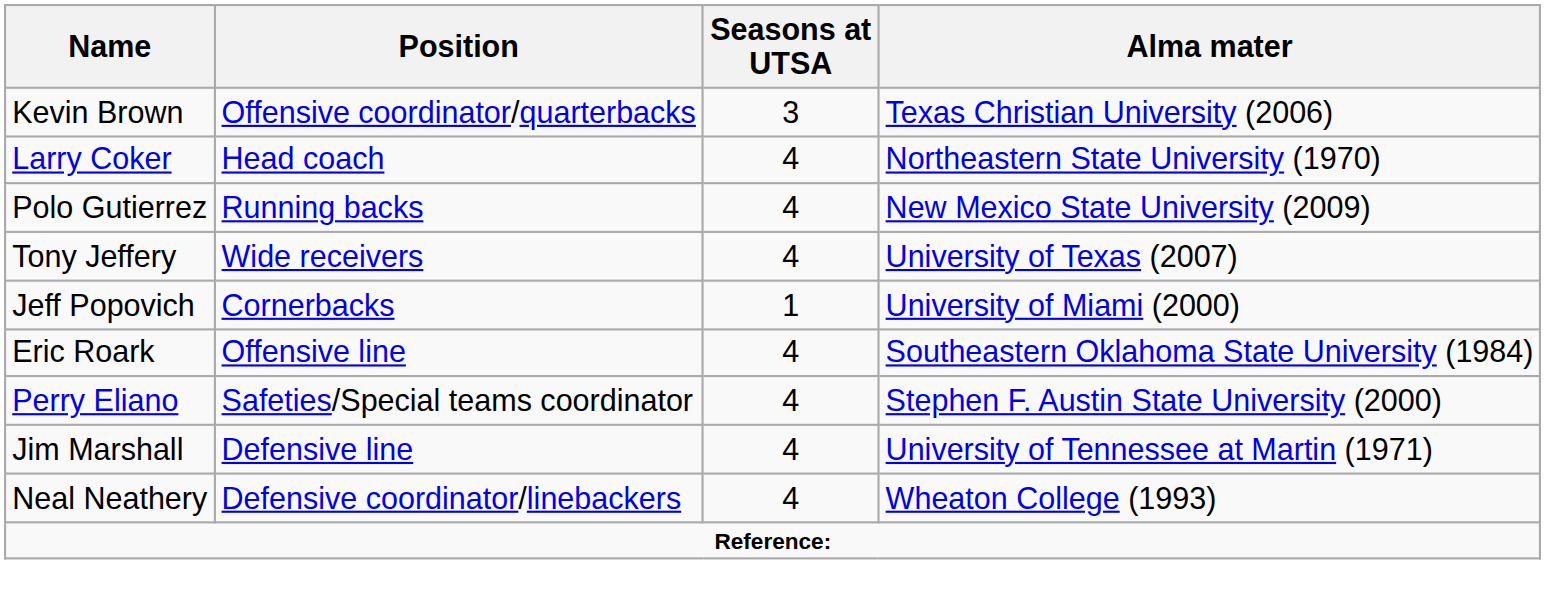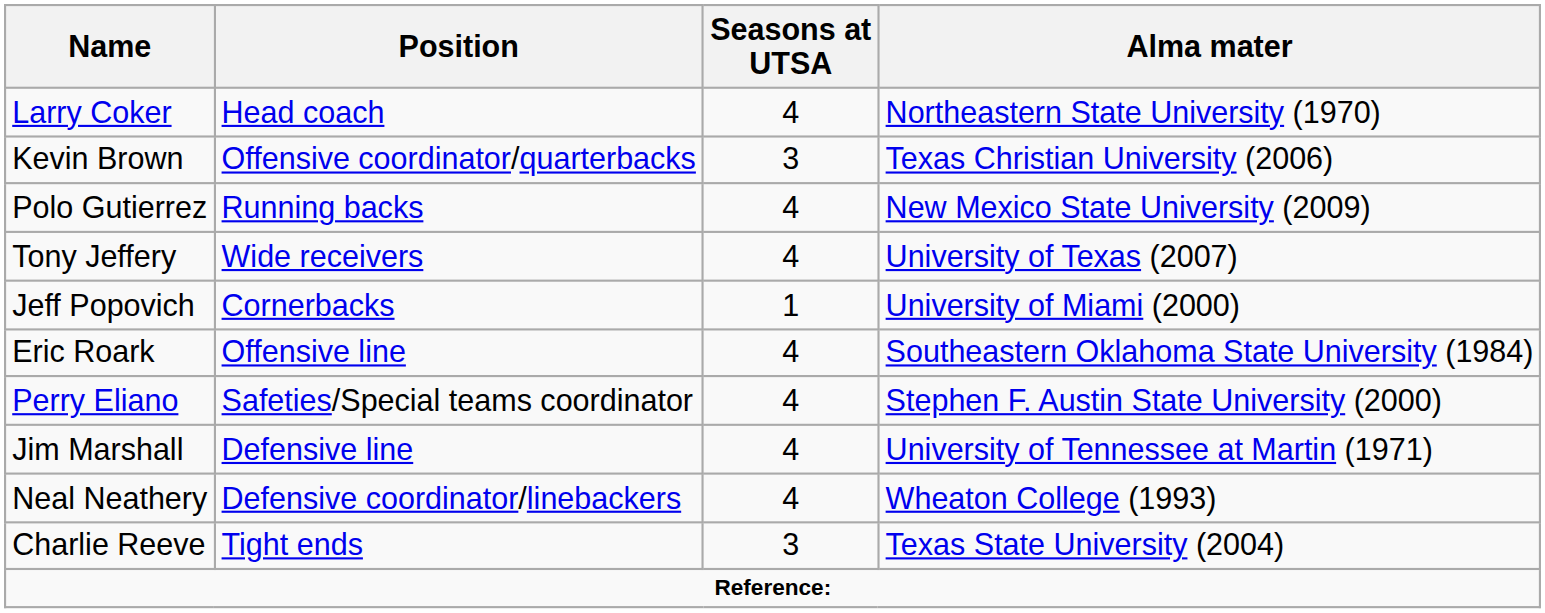rows swapped: (92, 160) <-> (98, 112)
+ row: (109, 546)
